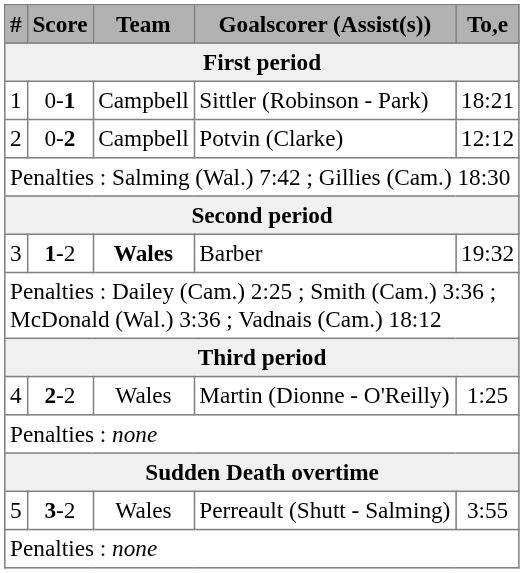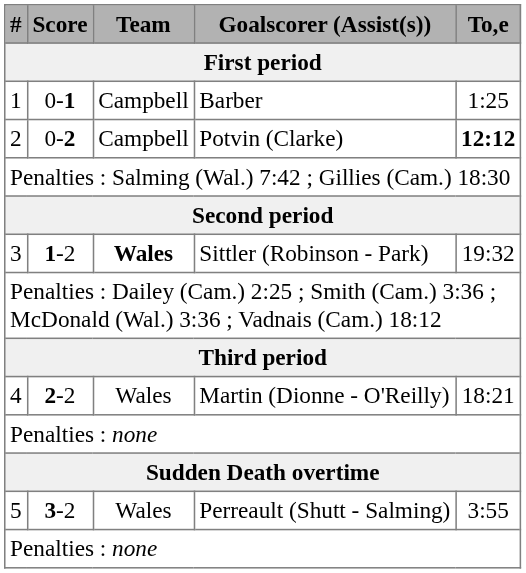(314, 100) Sittler (Robinson - Park) -> (231, 100) Barber
(488, 100) 18:21 -> (488, 100) 1:25
(488, 138) normal -> (488, 138) bold
(231, 253) Barber -> (314, 253) Sittler (Robinson - Park)
(488, 395) 1:25 -> (488, 395) 18:21
